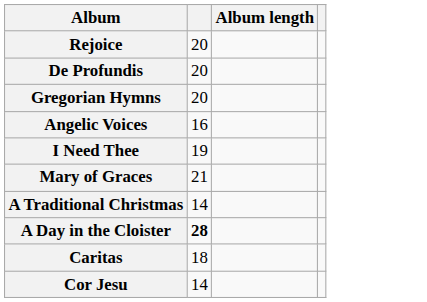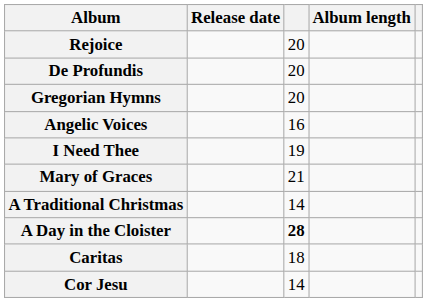+ column: (236, 17)
